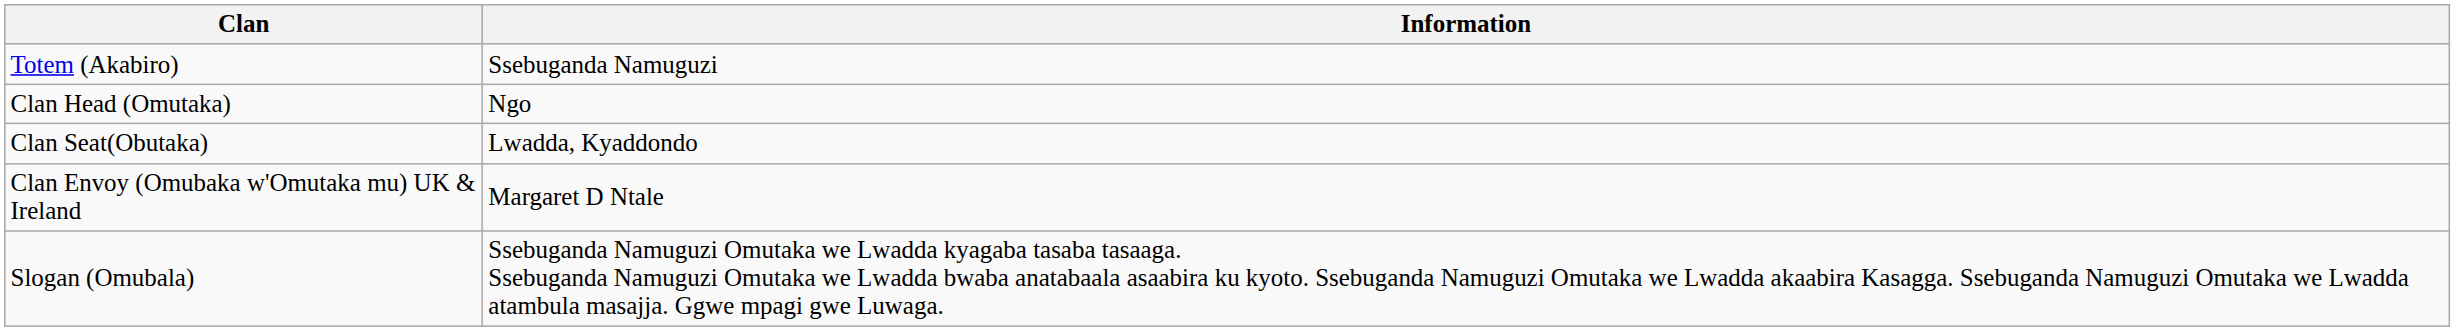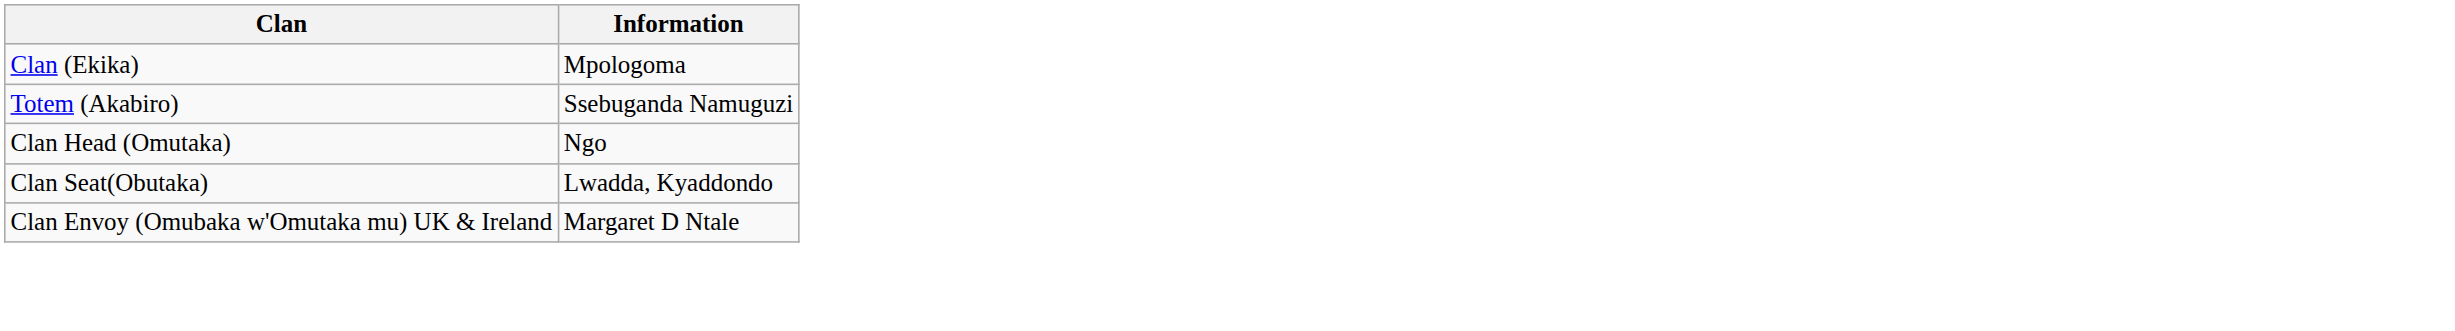+ row: (75, 63)
- row: (102, 278)
